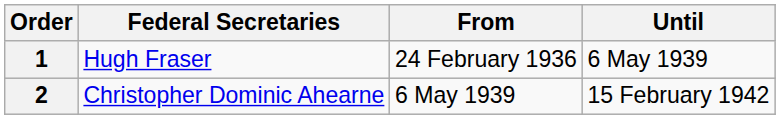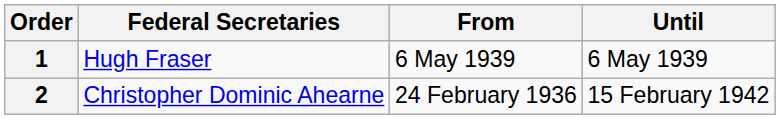(486, 59) 24 February 1936 -> (455, 59) 6 May 1939
(455, 95) 6 May 1939 -> (486, 95) 24 February 1936
